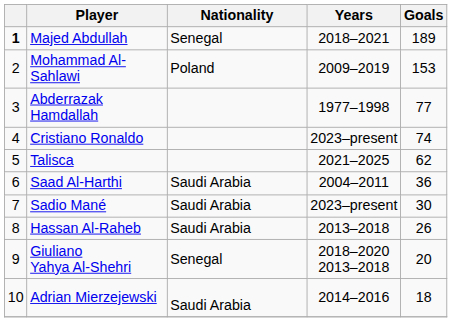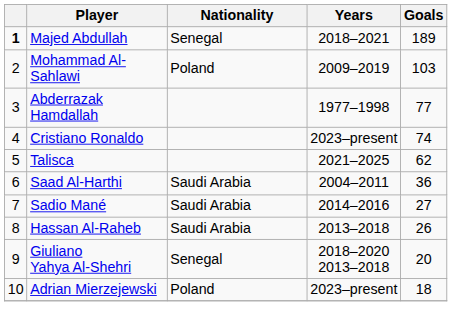(424, 68) 153 -> (424, 68) 103
(354, 205) 2023–present -> (354, 205) 2014–2016
(424, 205) 30 -> (424, 205) 27
(211, 305) Saudi Arabia -> (192, 289) Poland
(354, 297) 2014–2016 -> (354, 289) 2023–present
